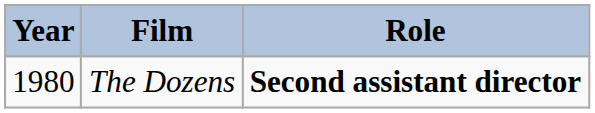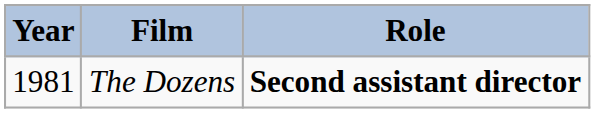(43, 81) 1980 -> (43, 81) 1981
